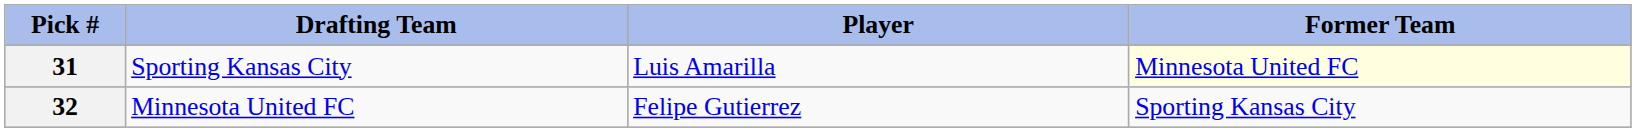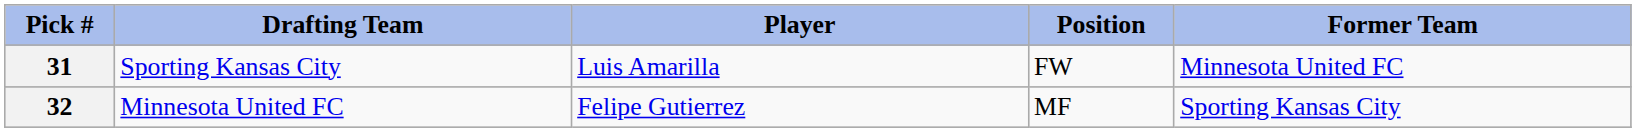+ column: (1101, 24)
(1247, 65) lightyellow background -> (1292, 65) no background
